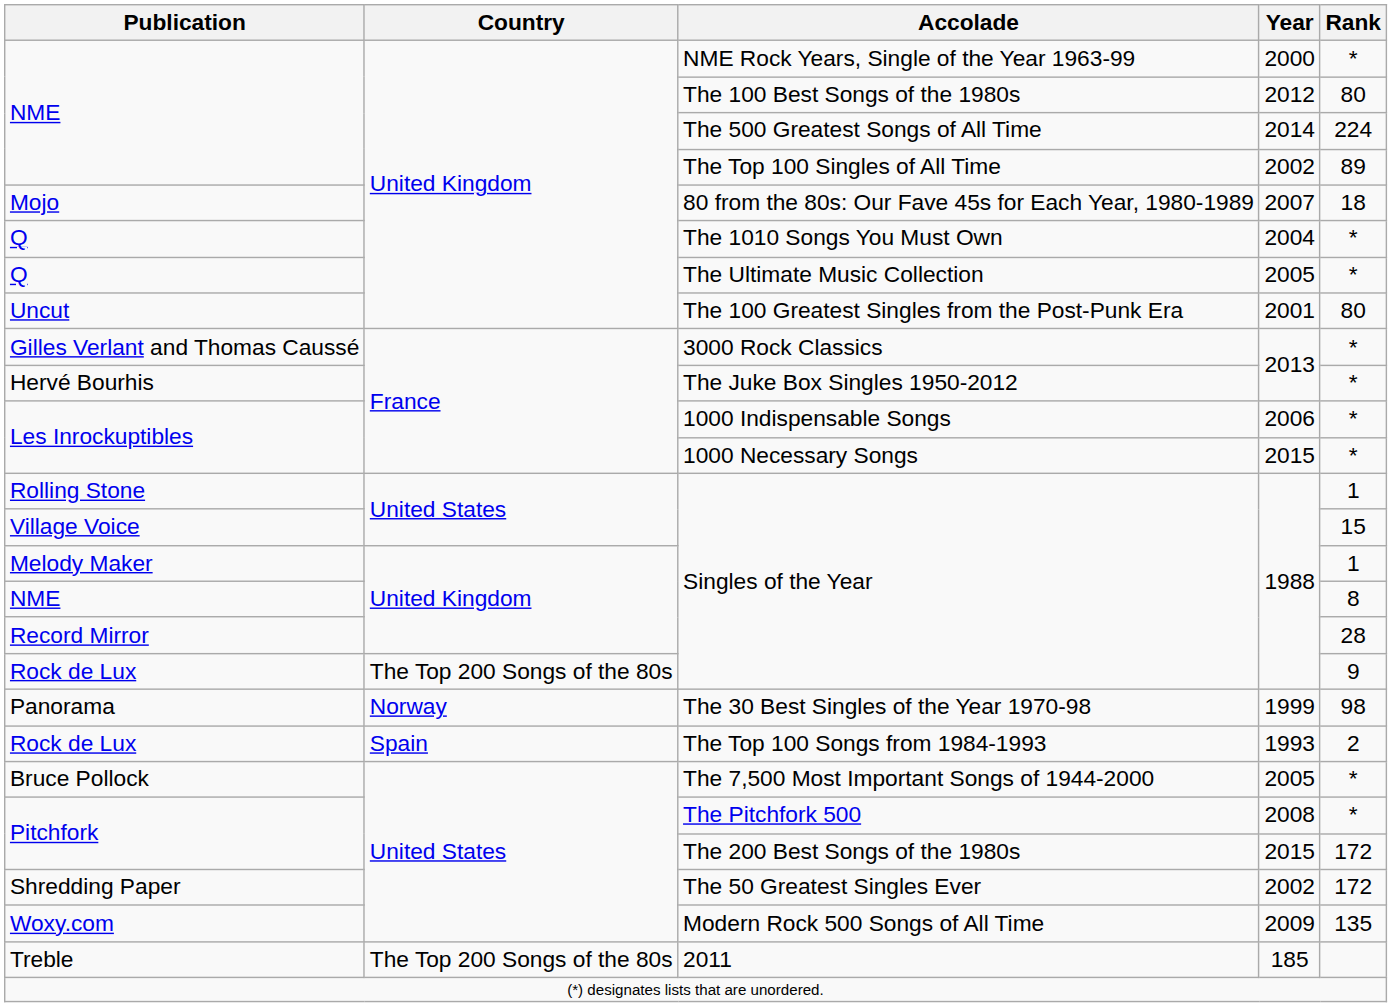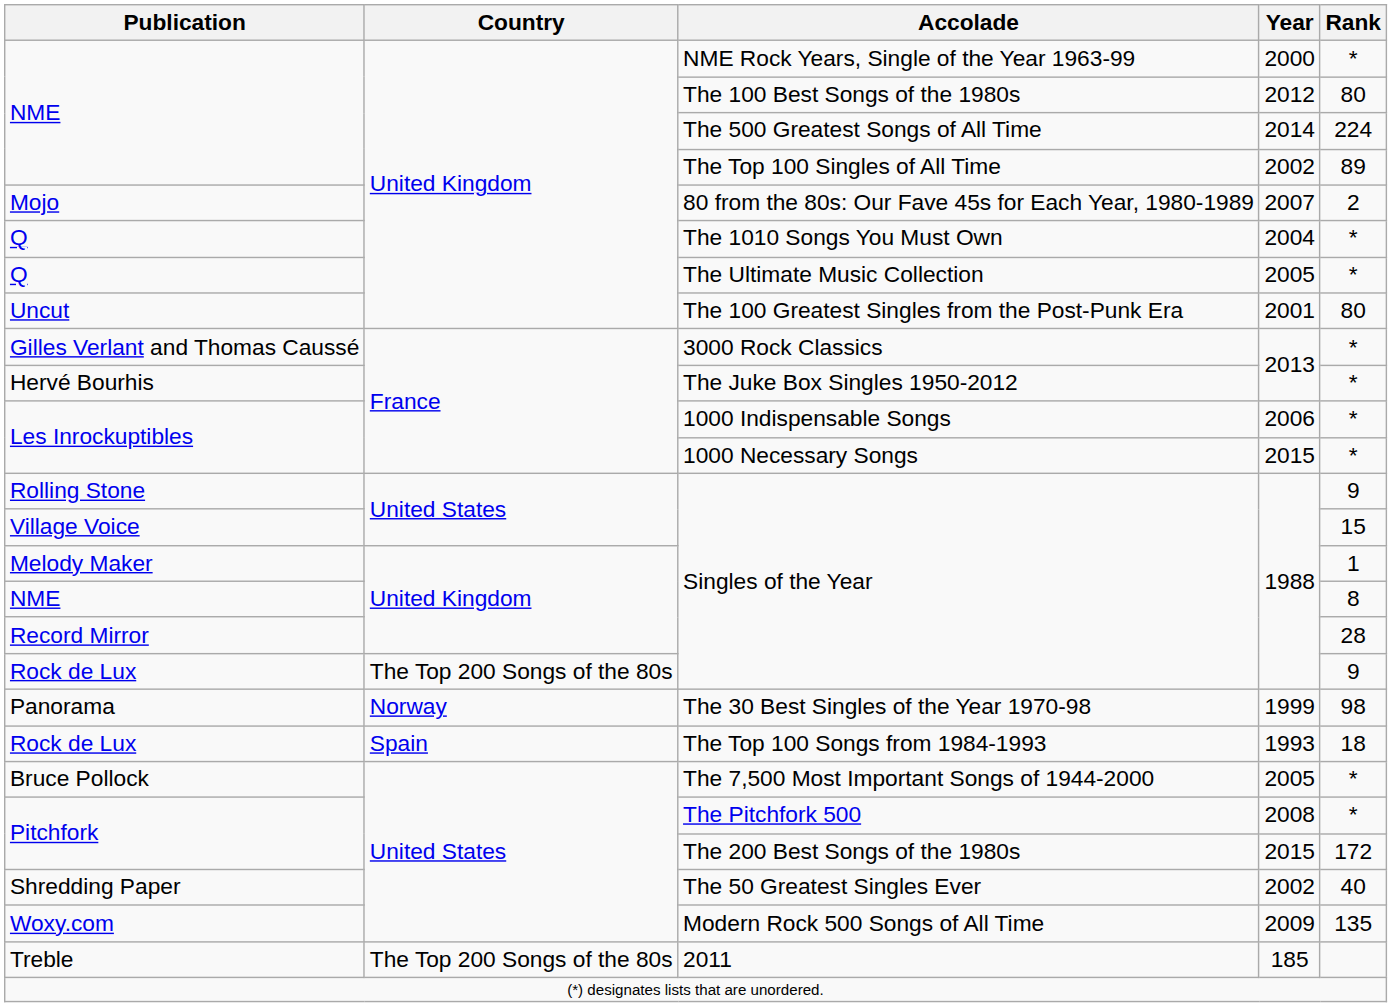(1353, 202) 18 -> (1353, 202) 2
(1353, 490) 1 -> (1353, 490) 9
(1353, 743) 2 -> (1353, 743) 18
(1353, 887) 172 -> (1353, 887) 40
